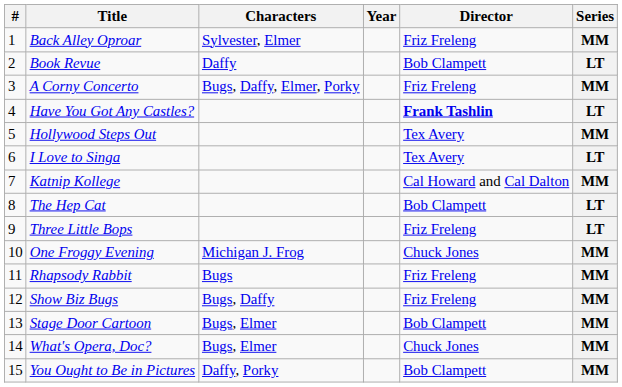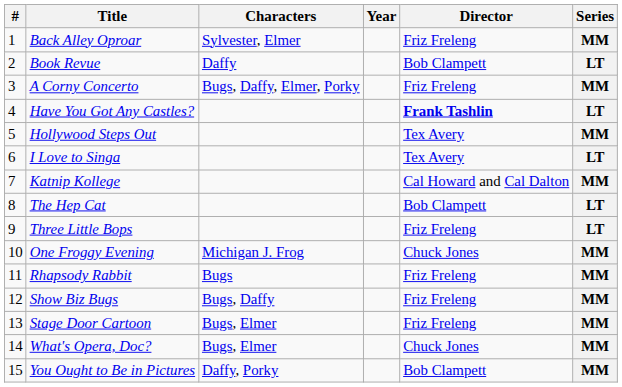(445, 323) Bob Clampett -> (440, 323) Friz Freleng
